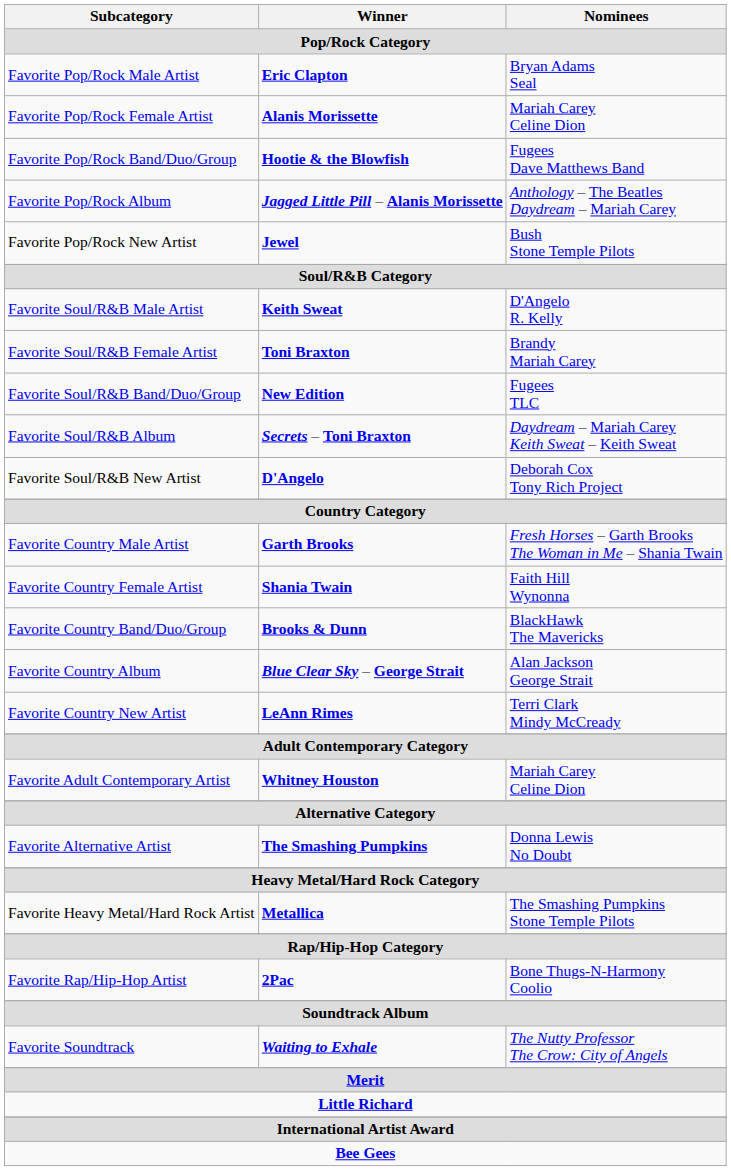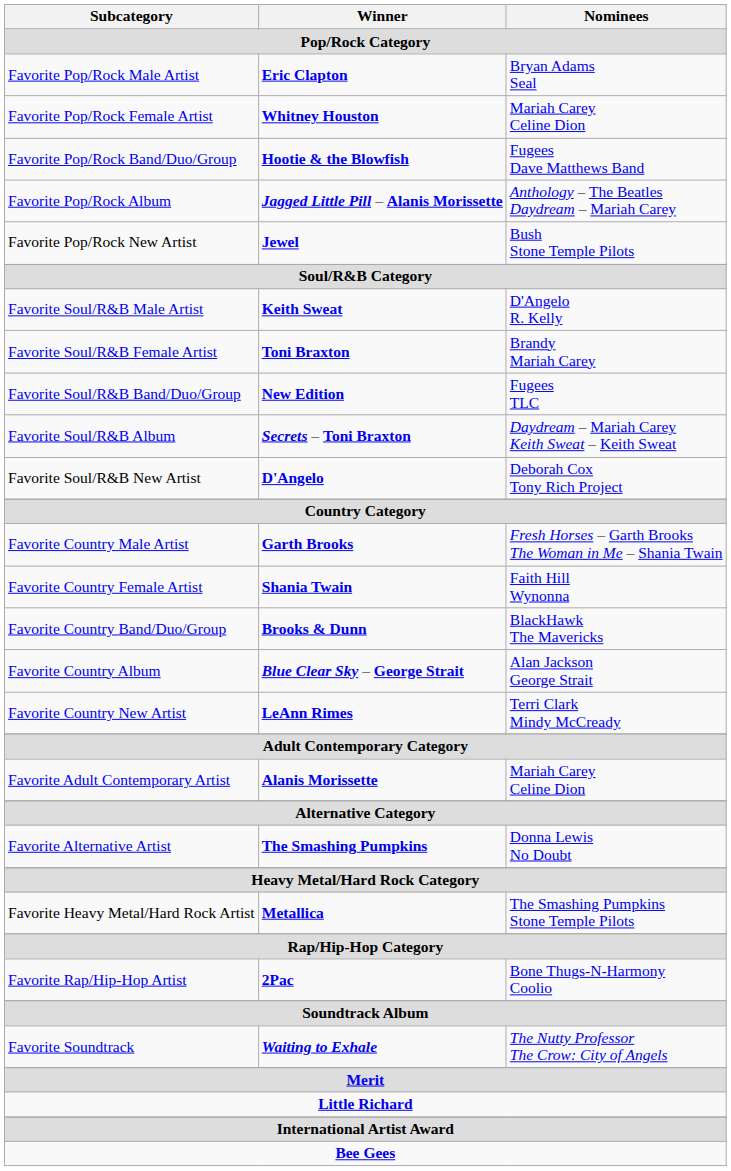(320, 116) Alanis Morissette -> (320, 116) Whitney Houston
(320, 779) Whitney Houston -> (320, 779) Alanis Morissette
